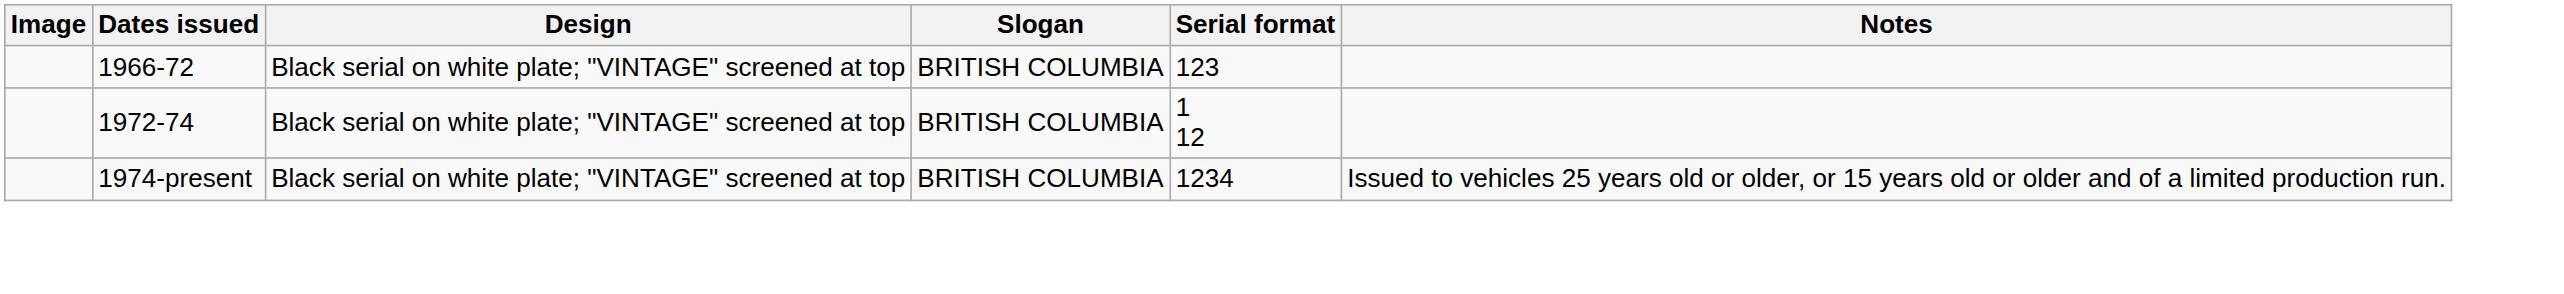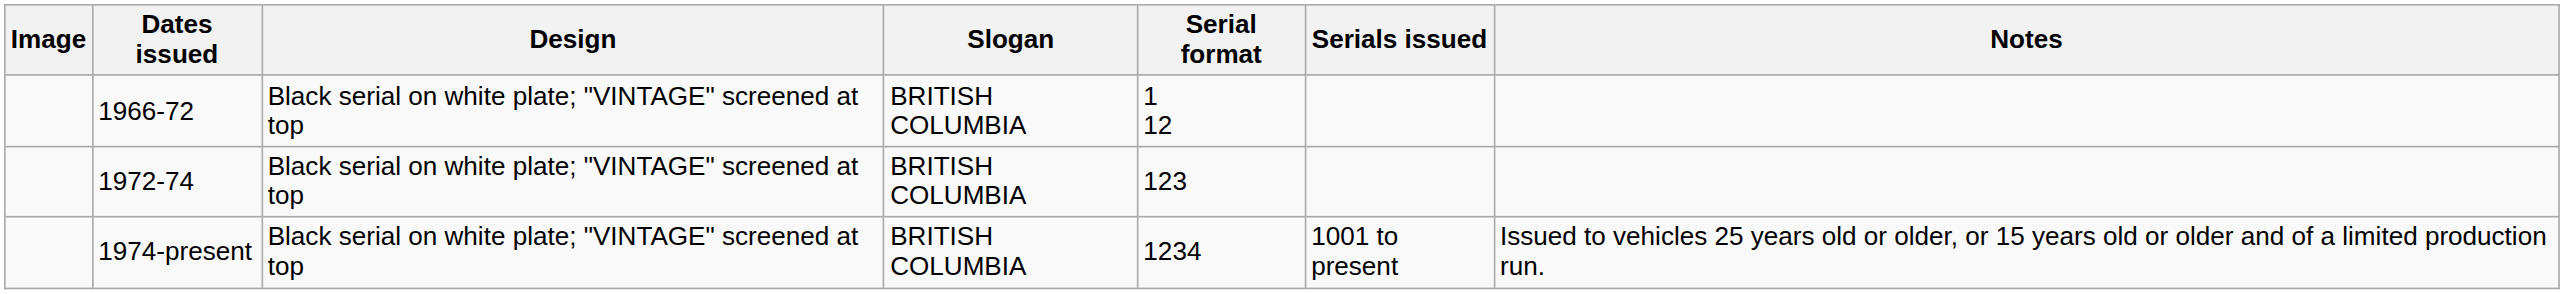+ column: (1400, 39)
(1197, 66) 123 -> (1158, 110) 1 12
(1190, 122) 1 12 -> (1165, 181) 123
